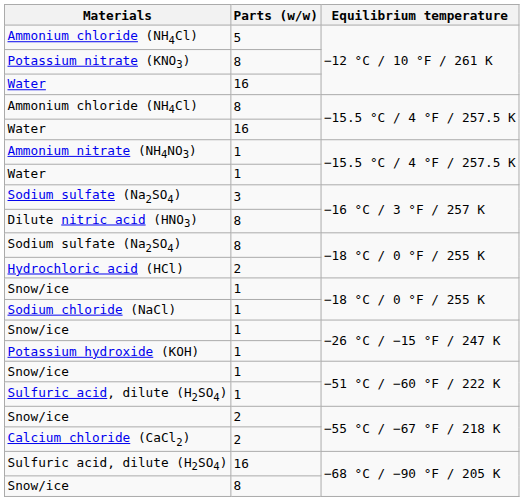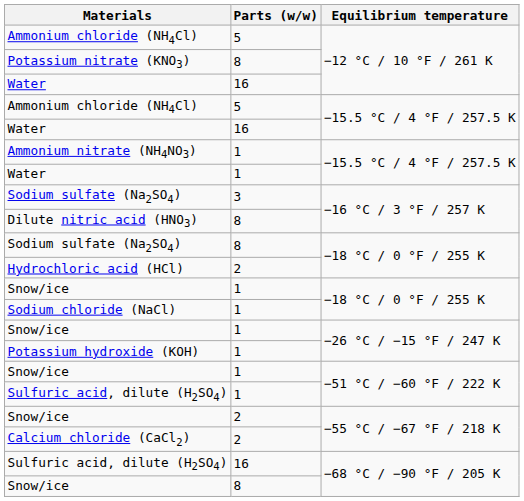(237, 107) 8 -> (237, 107) 5
